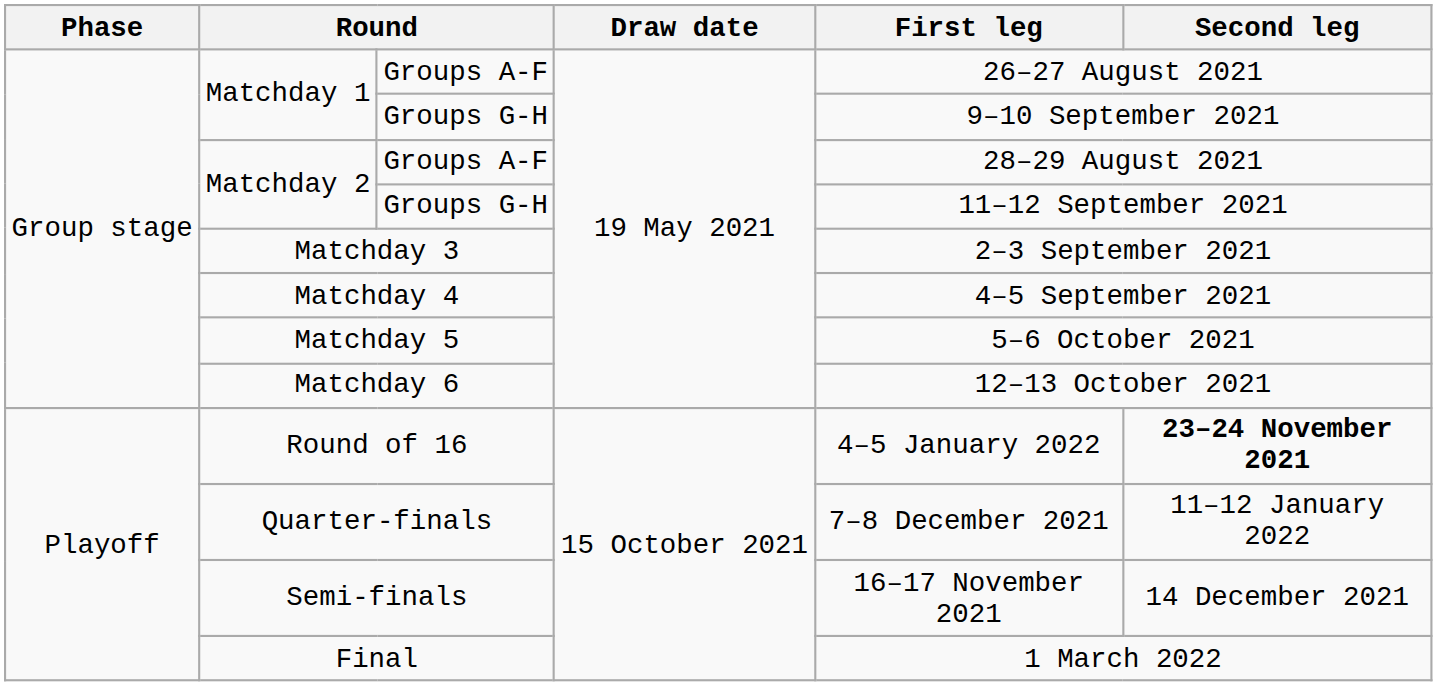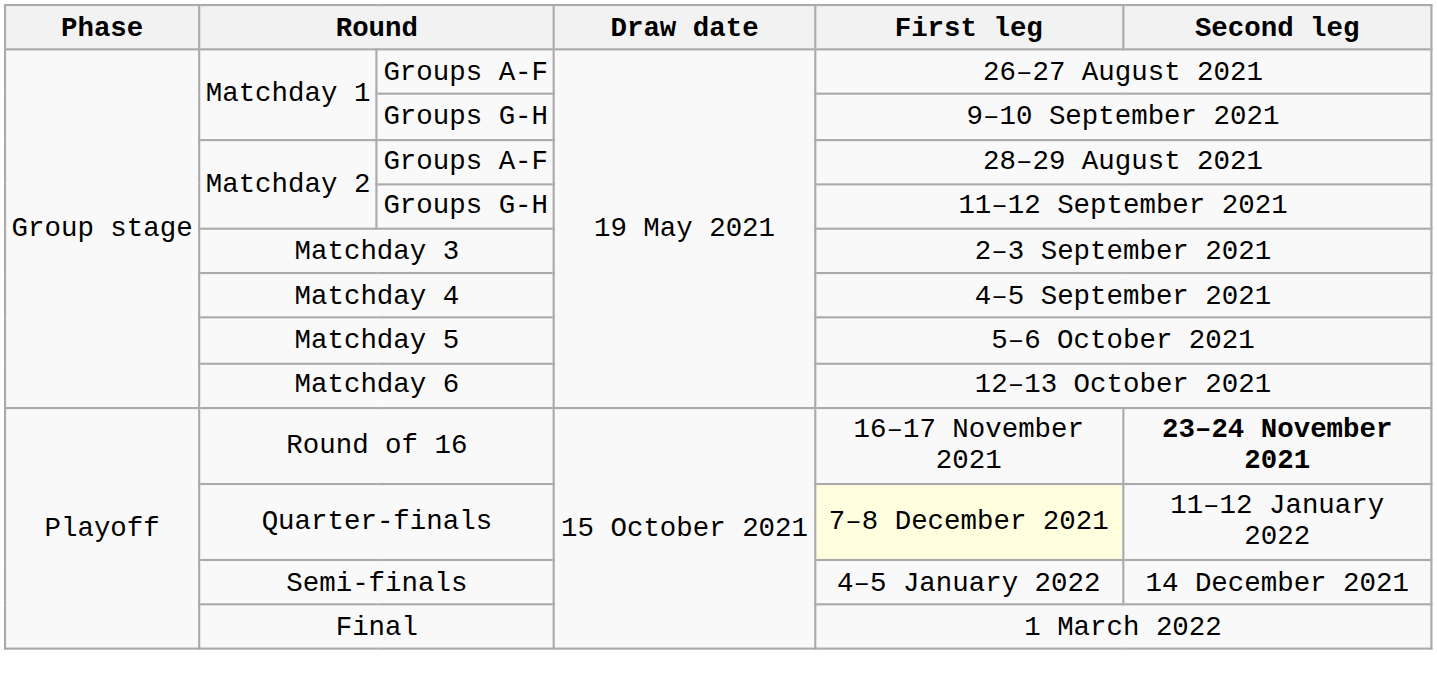(969, 446) 4–5 January 2022 -> (969, 446) 16–17 November 2021
(969, 522) no background -> (969, 522) lightyellow background
(969, 598) 16–17 November 2021 -> (969, 582) 4–5 January 2022
